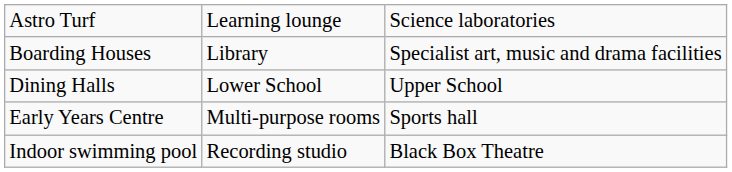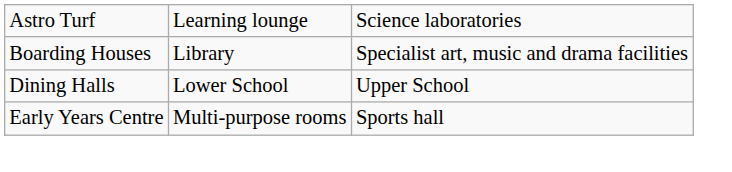- row: (103, 150)
